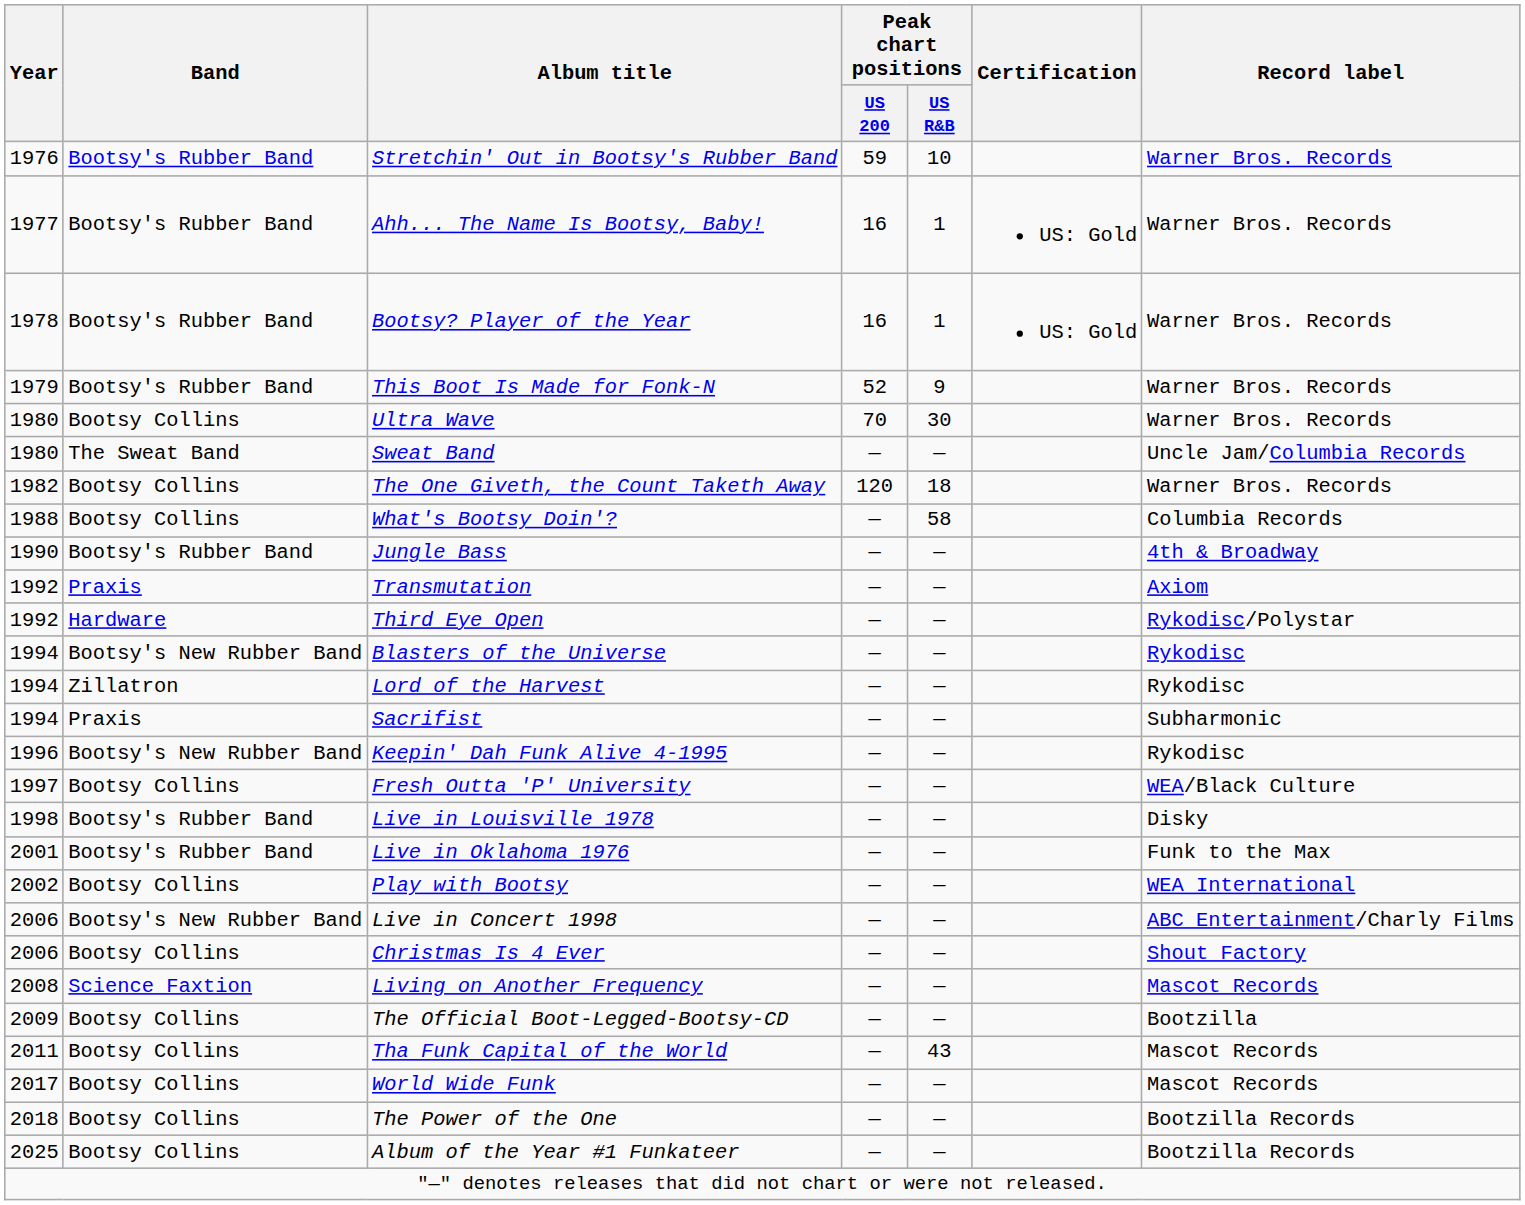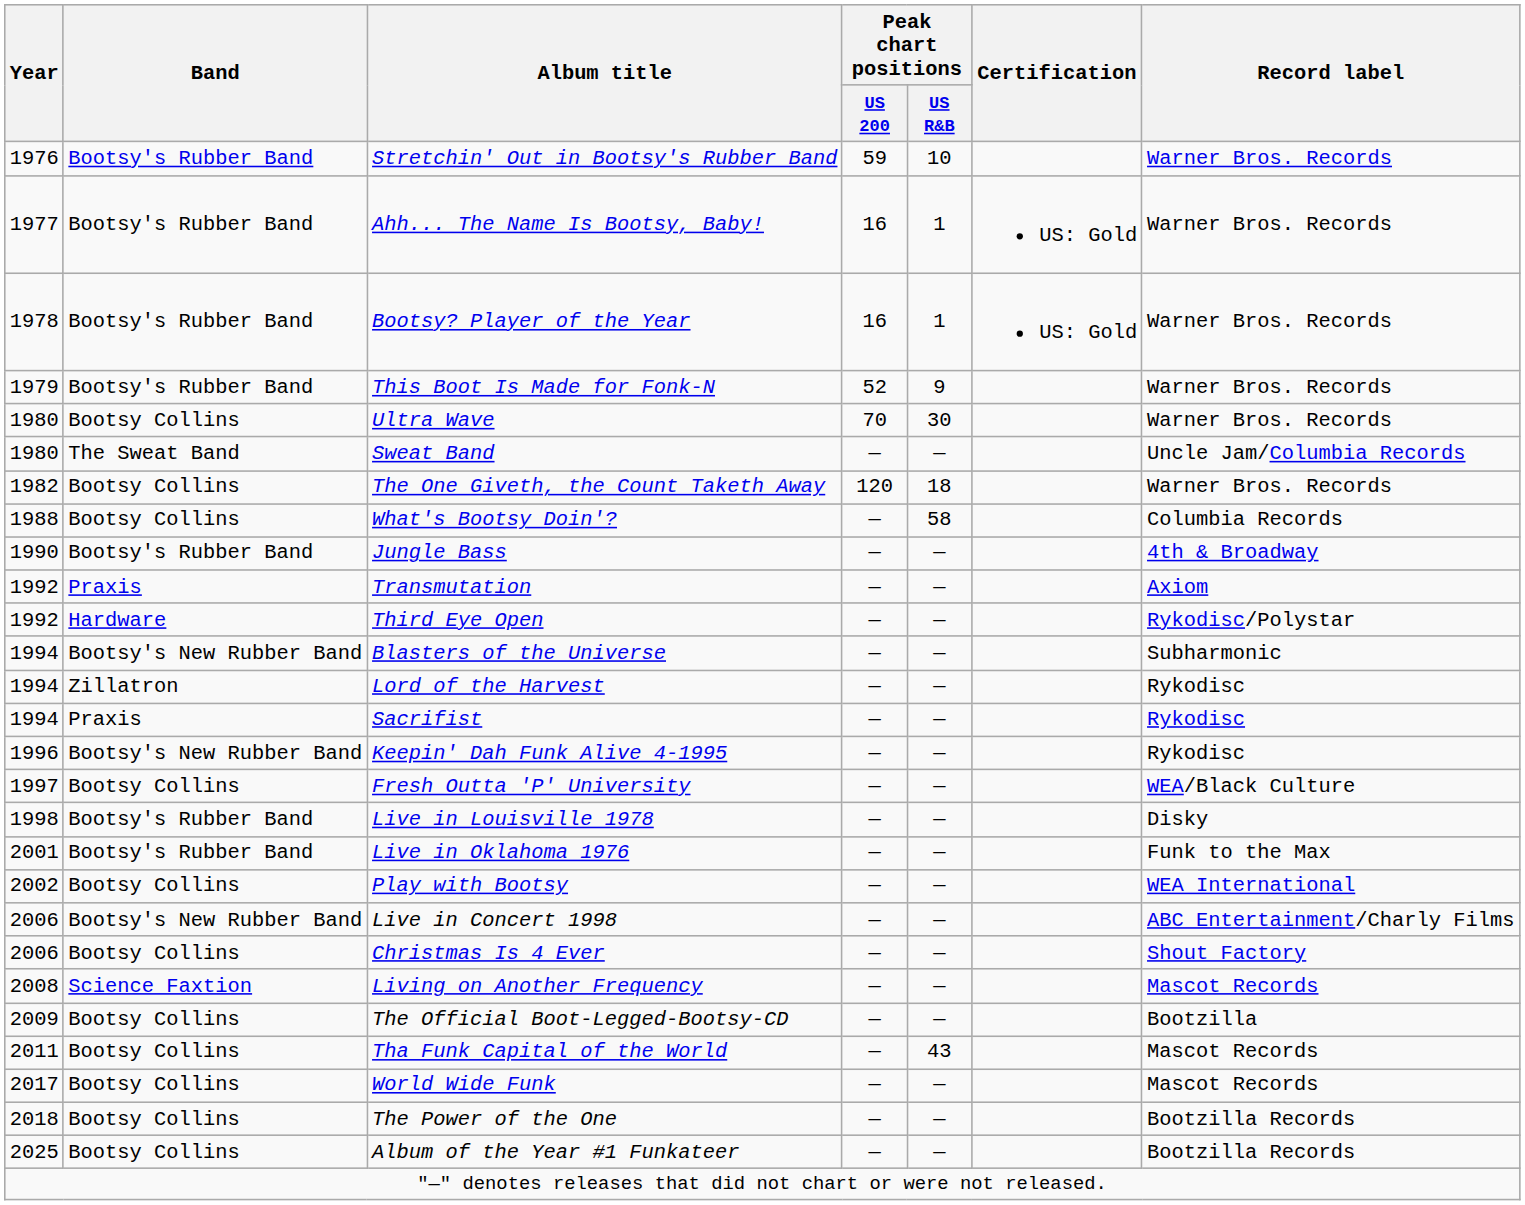(1196, 653) Rykodisc -> (1214, 653) Subharmonic
(1214, 720) Subharmonic -> (1196, 720) Rykodisc
